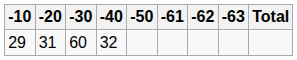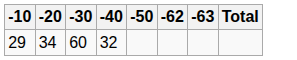- column: (172, 17)
(48, 42) 31 -> (48, 42) 34
